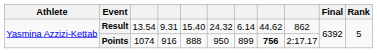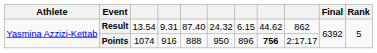(194, 27) 15.40 -> (194, 27) 87.40
(246, 27) 6.14 -> (246, 27) 6.15
(246, 41) 899 -> (246, 41) 896
